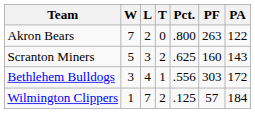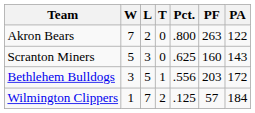(162, 56) 2 -> (162, 56) 0
(148, 77) 4 -> (148, 77) 5
(212, 77) 303 -> (212, 77) 203
